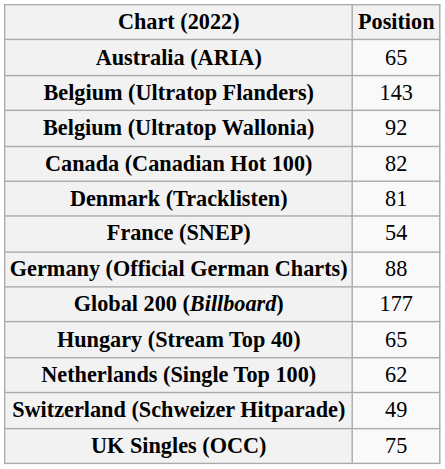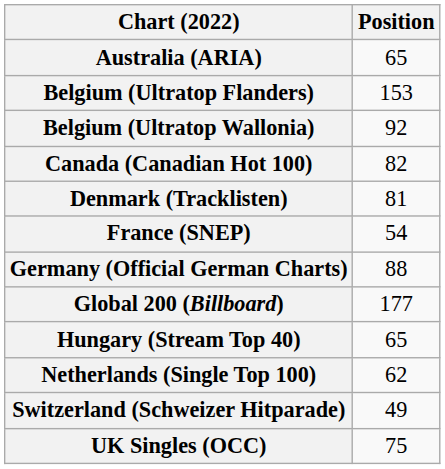(396, 92) 143 -> (396, 92) 153
